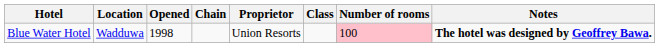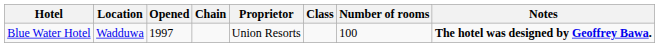(161, 33) 1998 -> (161, 33) 1997
(348, 33) pink background -> (348, 33) no background
